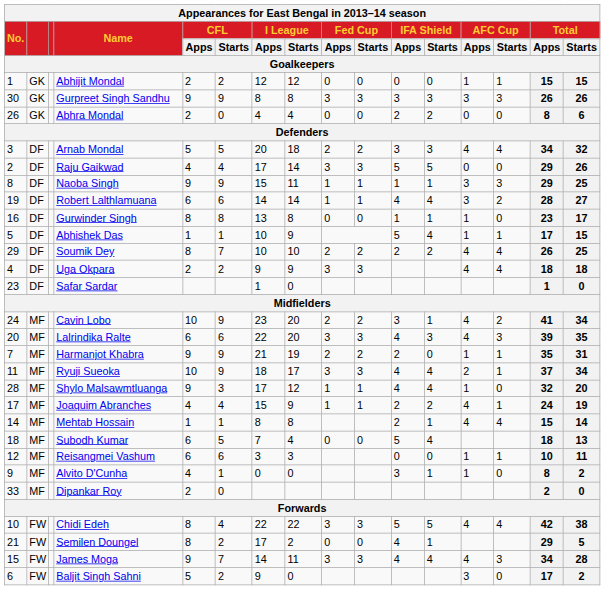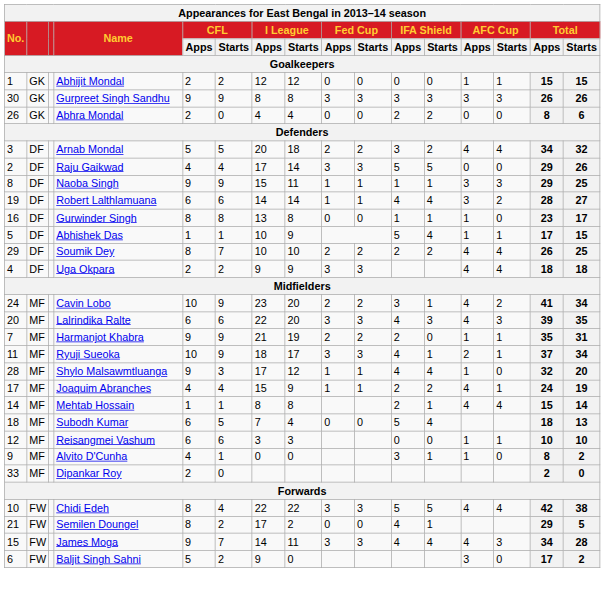(430, 150) 3 -> (430, 150) 2
- row: (87, 286)
(430, 372) 4 -> (430, 355) 1
(582, 457) 11 -> (582, 440) 10
